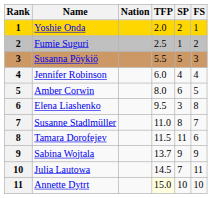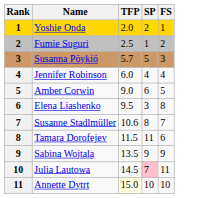- column: (135, 12)
(160, 59) 5.5 -> (127, 59) 5.7
(160, 91) 8.0 -> (127, 91) 9.0
(162, 122) 11.0 -> (129, 122) 10.6
(163, 153) 13.7 -> (129, 153) 13.5
(180, 169) no background -> (147, 169) pink background
